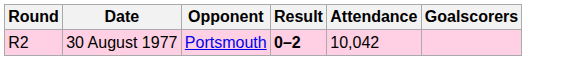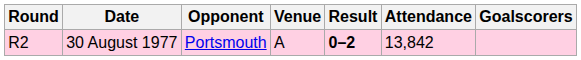+ column: (298, 17)
(355, 42) 10,042 -> (409, 42) 13,842
